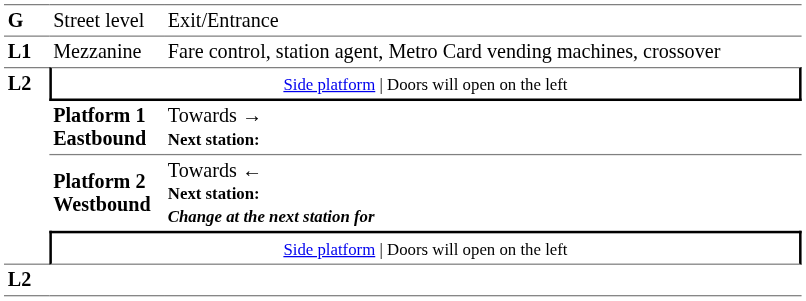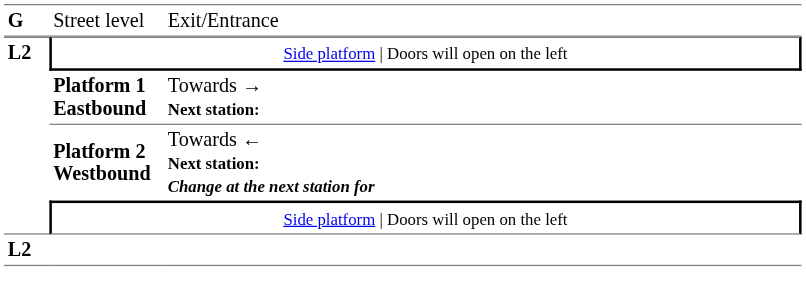- row: (97, 51)
